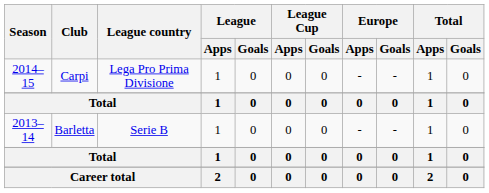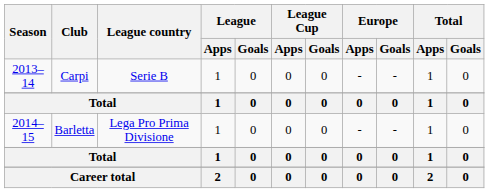(28, 75) 2014–15 -> (28, 75) 2013–14
(149, 75) Lega Pro Prima Divisione -> (149, 75) Serie B
(28, 130) 2013–14 -> (28, 130) 2014–15
(149, 130) Serie B -> (149, 130) Lega Pro Prima Divisione
